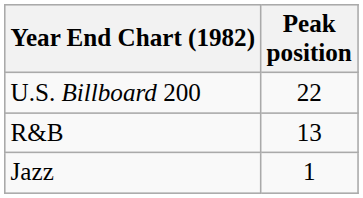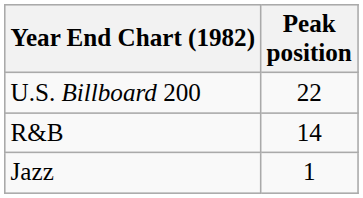(309, 132) 13 -> (309, 132) 14
